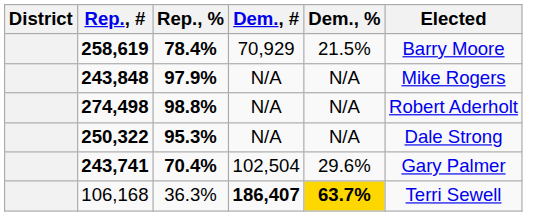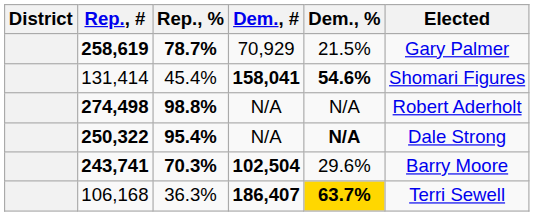(191, 48) 78.4% -> (191, 48) 78.7%
(454, 48) Barry Moore -> (457, 48) Gary Palmer
+ row: (115, 78)
- row: (115, 78)
(191, 136) 95.3% -> (191, 136) 95.4%
(344, 136) normal -> (344, 136) bold
(191, 166) 70.4% -> (191, 166) 70.3%
(266, 166) normal -> (266, 166) bold
(454, 166) Gary Palmer -> (457, 166) Barry Moore
